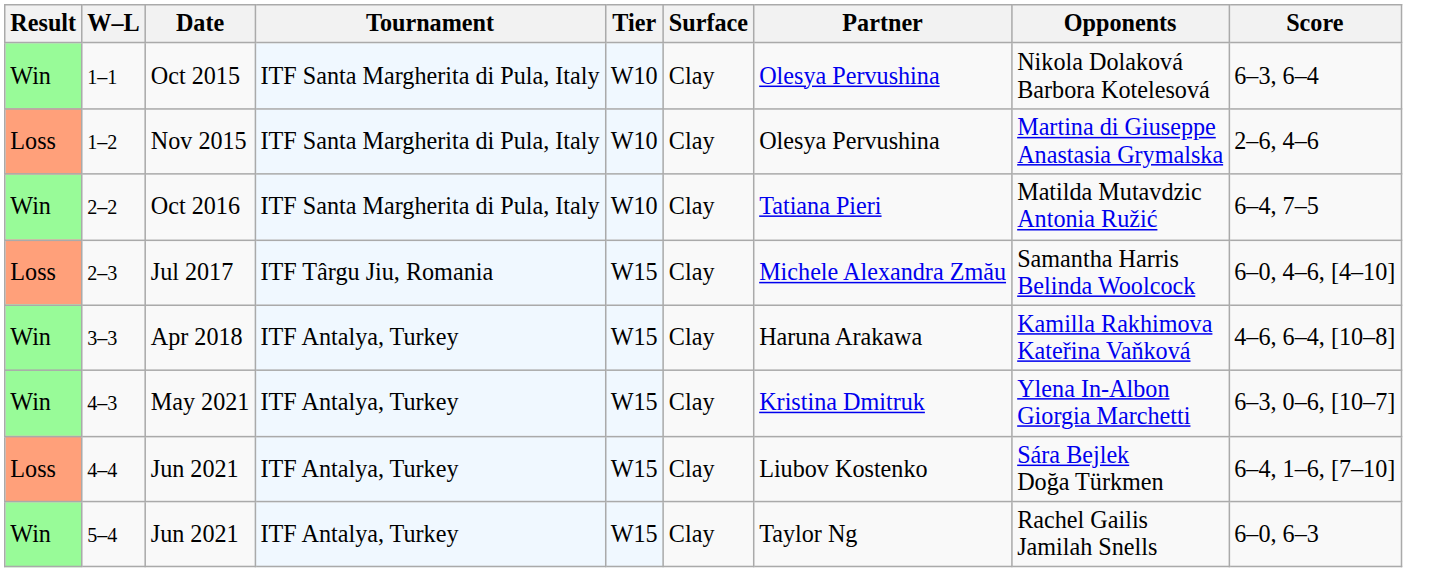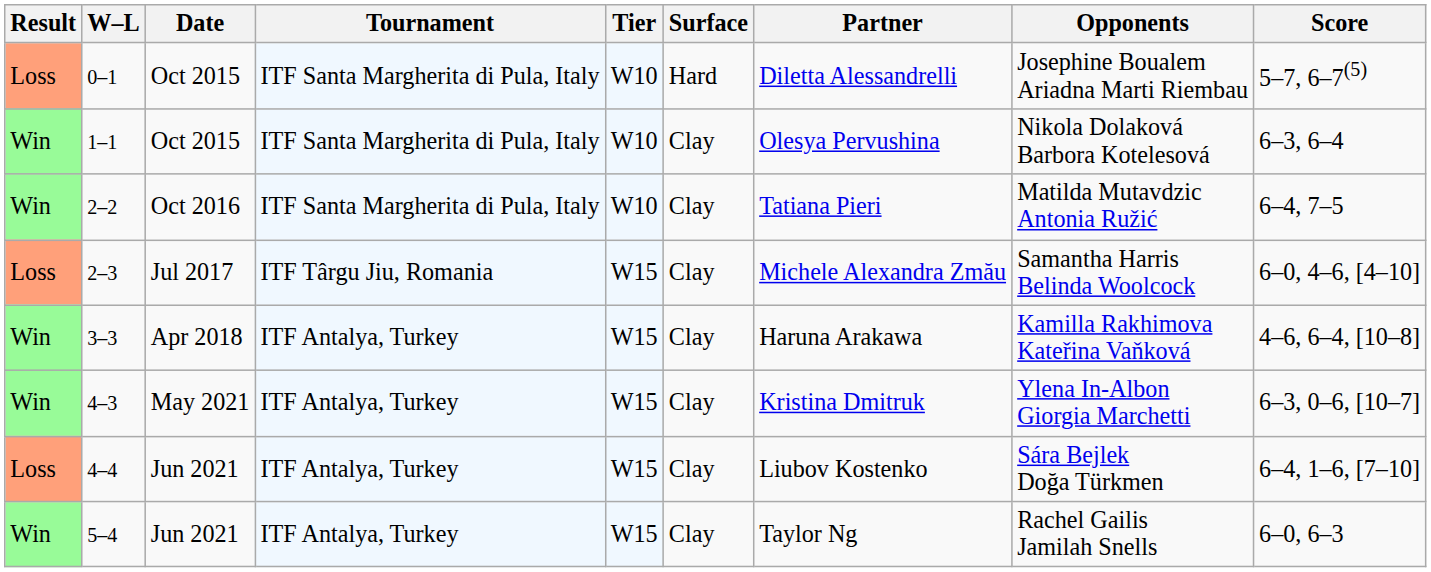+ row: (102, 77)
- row: (102, 142)
